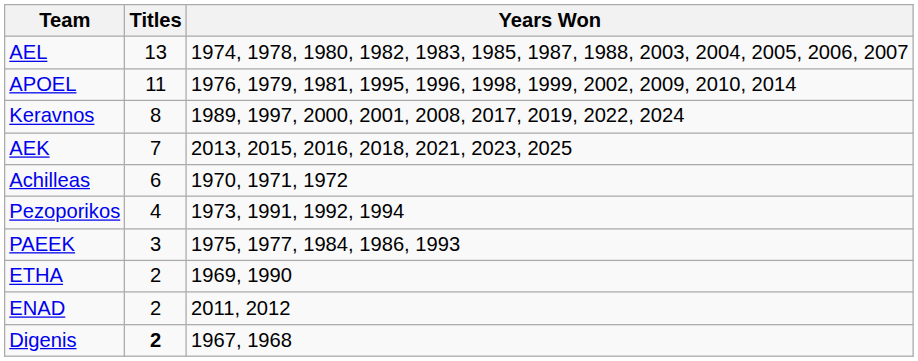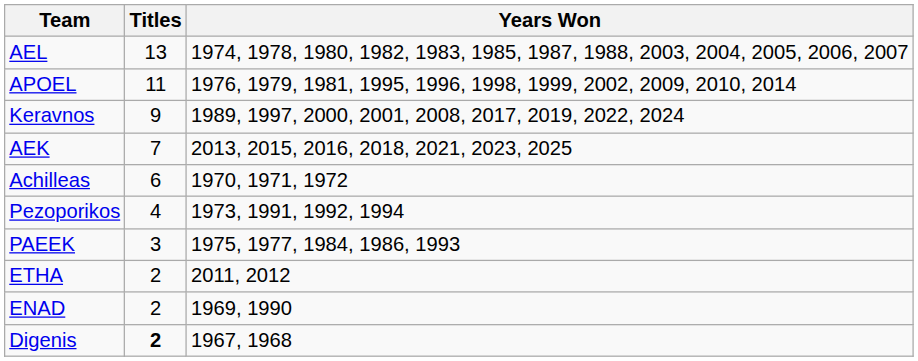(156, 116) 8 -> (156, 116) 9
(242, 276) 1969, 1990 -> (241, 276) 2011, 2012
(241, 308) 2011, 2012 -> (242, 308) 1969, 1990
